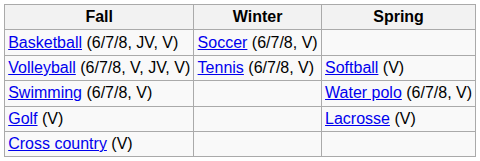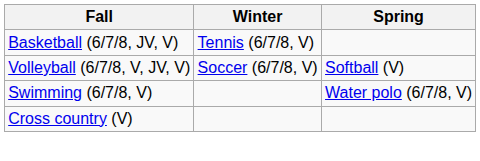(258, 42) Soccer (6/7/8, V) -> (256, 42) Tennis (6/7/8, V)
(256, 67) Tennis (6/7/8, V) -> (258, 67) Soccer (6/7/8, V)
- row: (36, 118)
